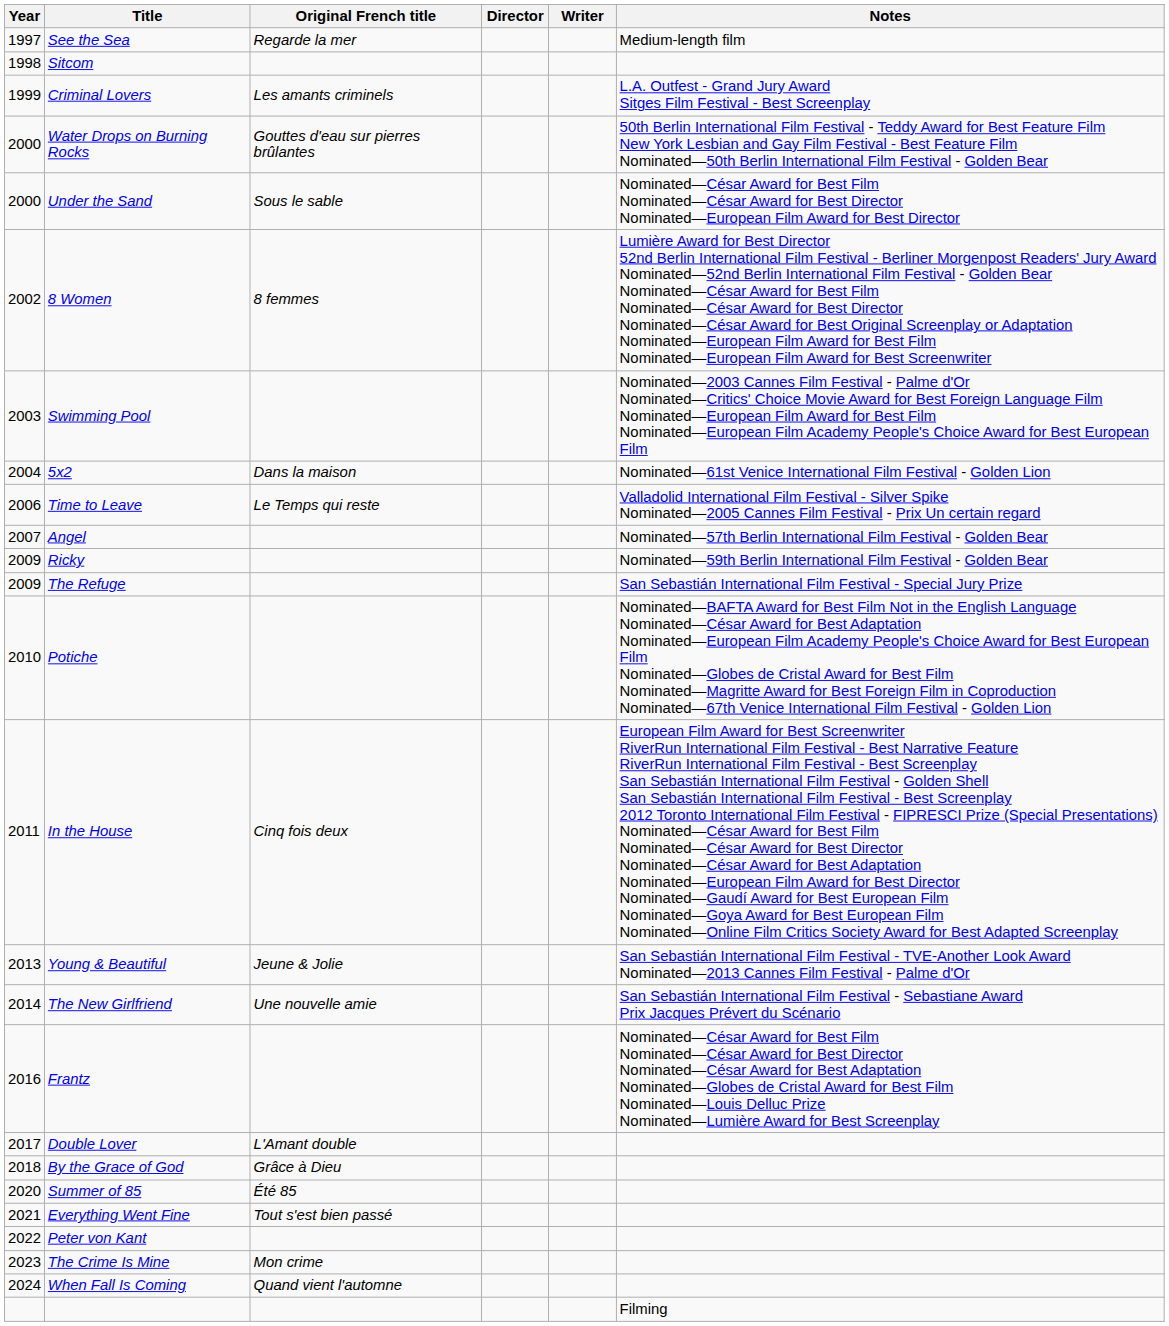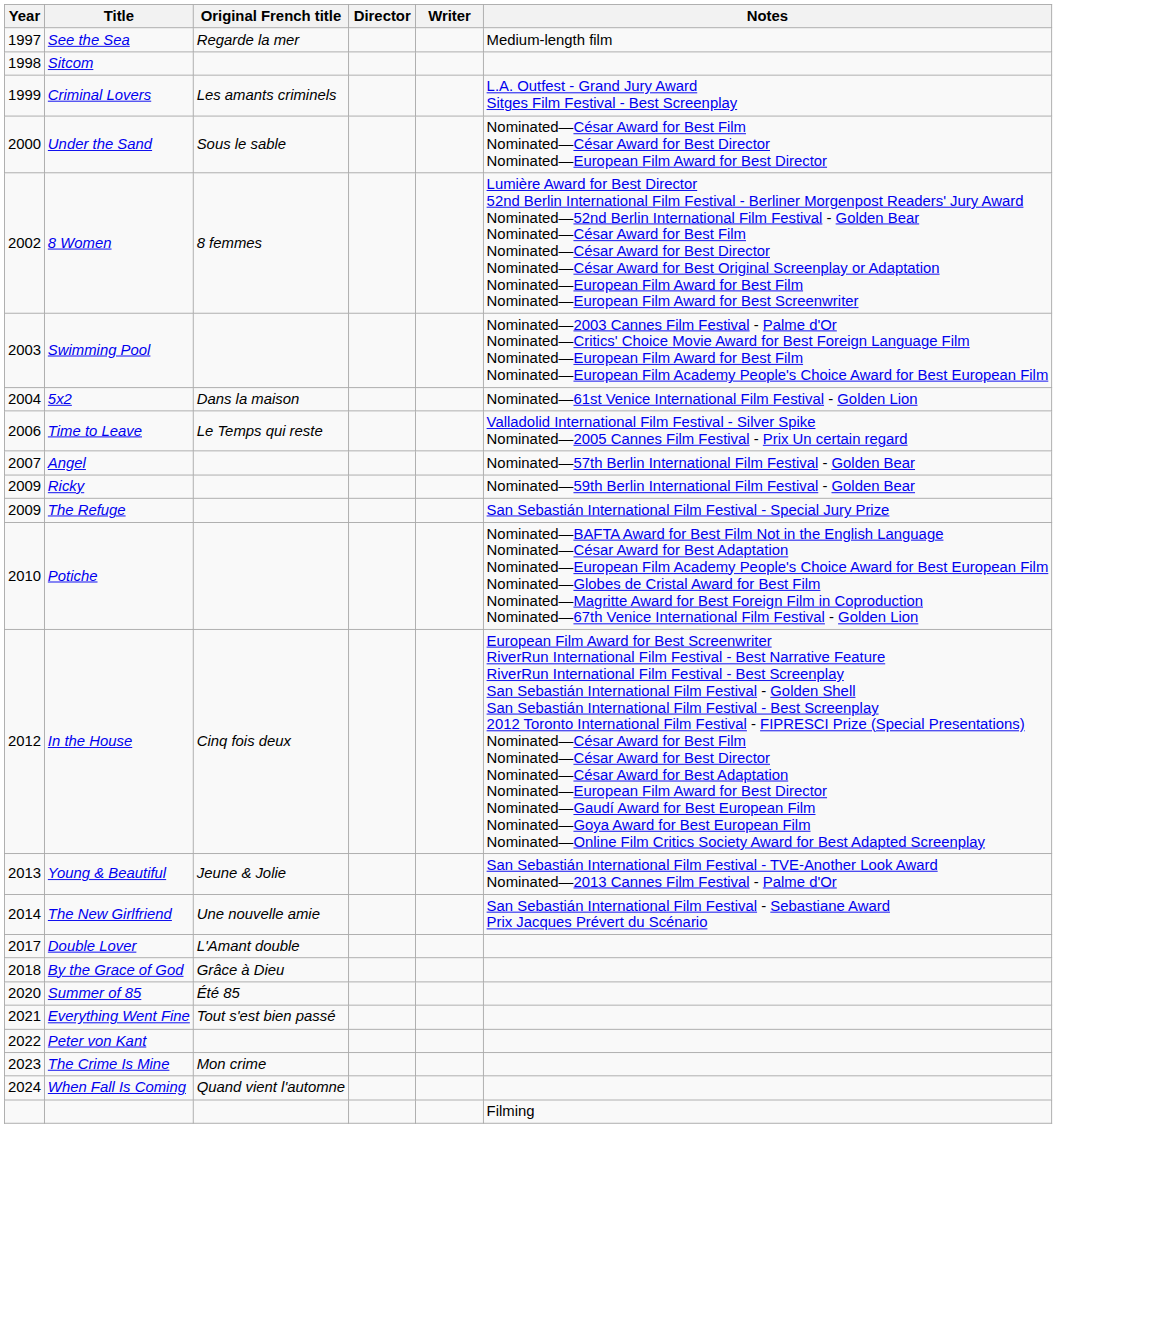- row: (128, 144)
(24, 832) 2011 -> (24, 741) 2012
- row: (69, 1078)
